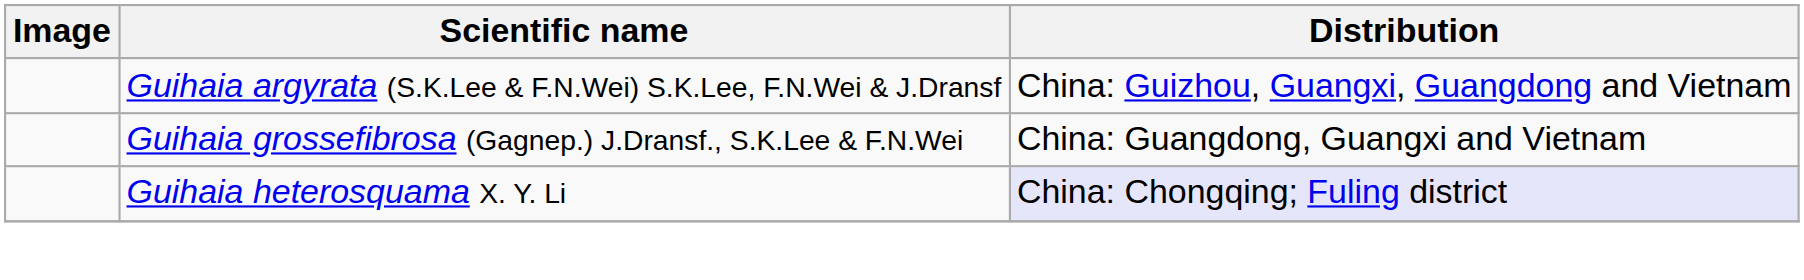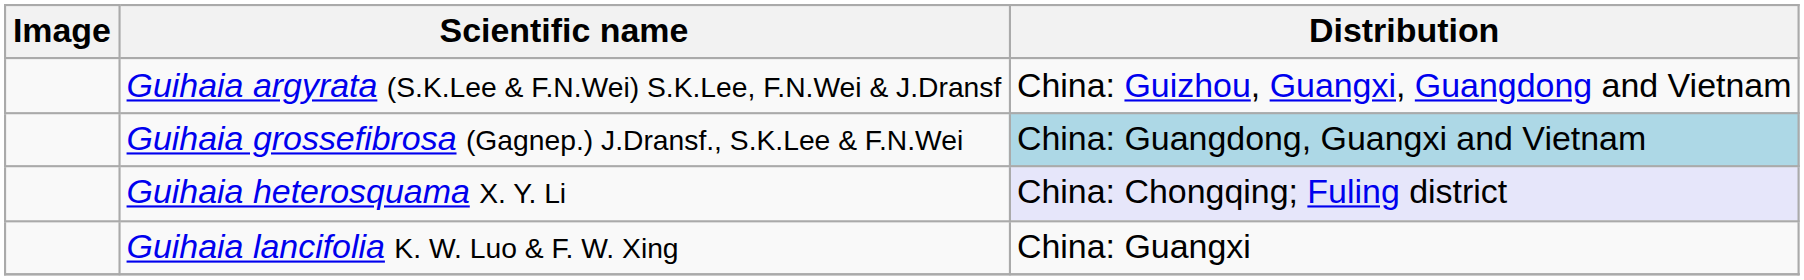(1332, 138) no background -> (1332, 138) lightblue background
+ row: (403, 246)
